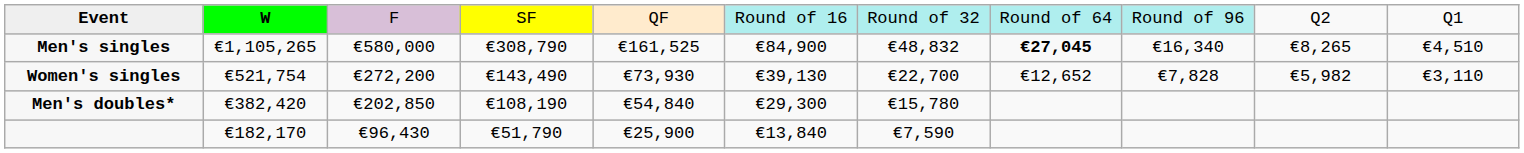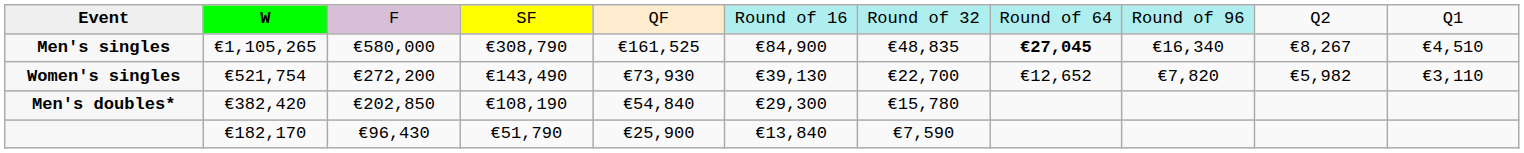(923, 47) €48,832 -> (923, 47) €48,835
(1321, 47) €8,265 -> (1321, 47) €8,267
(1188, 76) €7,828 -> (1188, 76) €7,820
